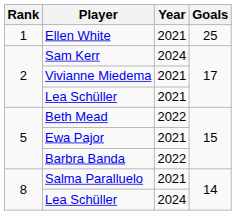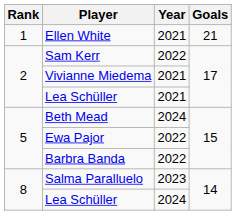(210, 35) 25 -> (210, 35) 21
(172, 55) 2024 -> (172, 55) 2022
(172, 117) 2022 -> (172, 117) 2024
(172, 138) 2021 -> (172, 138) 2022
(172, 179) 2021 -> (172, 179) 2023
